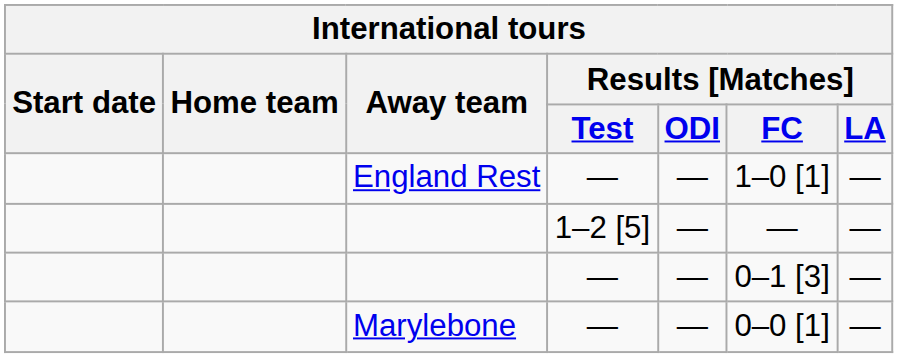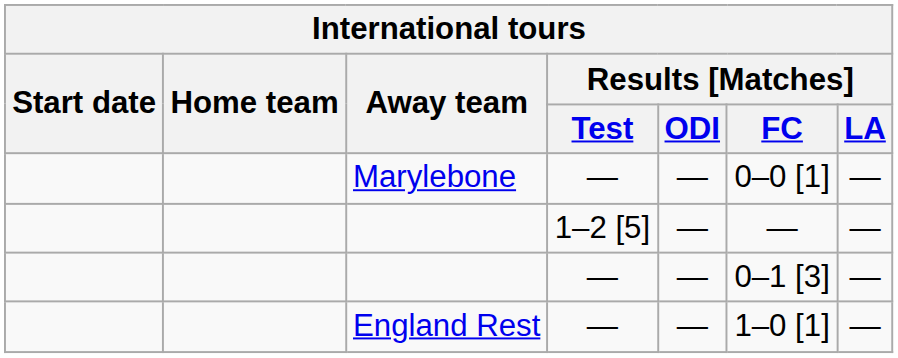rows swapped: (447, 177) <-> (435, 326)
